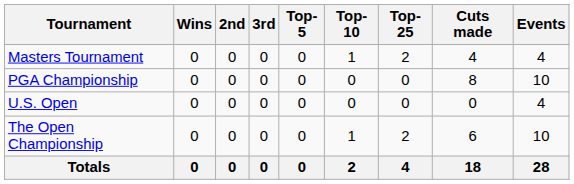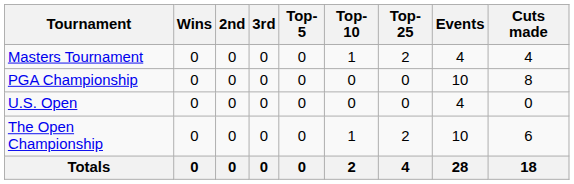columns swapped: (541, 24) <-> (473, 24)
